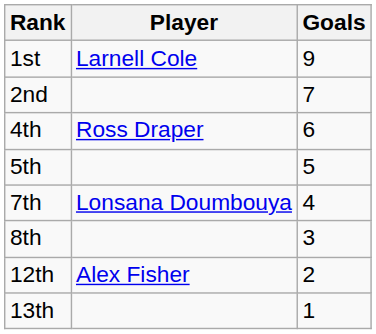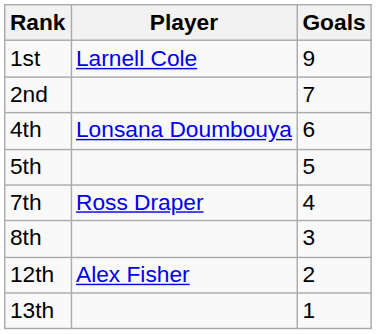(140, 130) Ross Draper -> (184, 130) Lonsana Doumbouya
(184, 202) Lonsana Doumbouya -> (140, 202) Ross Draper
